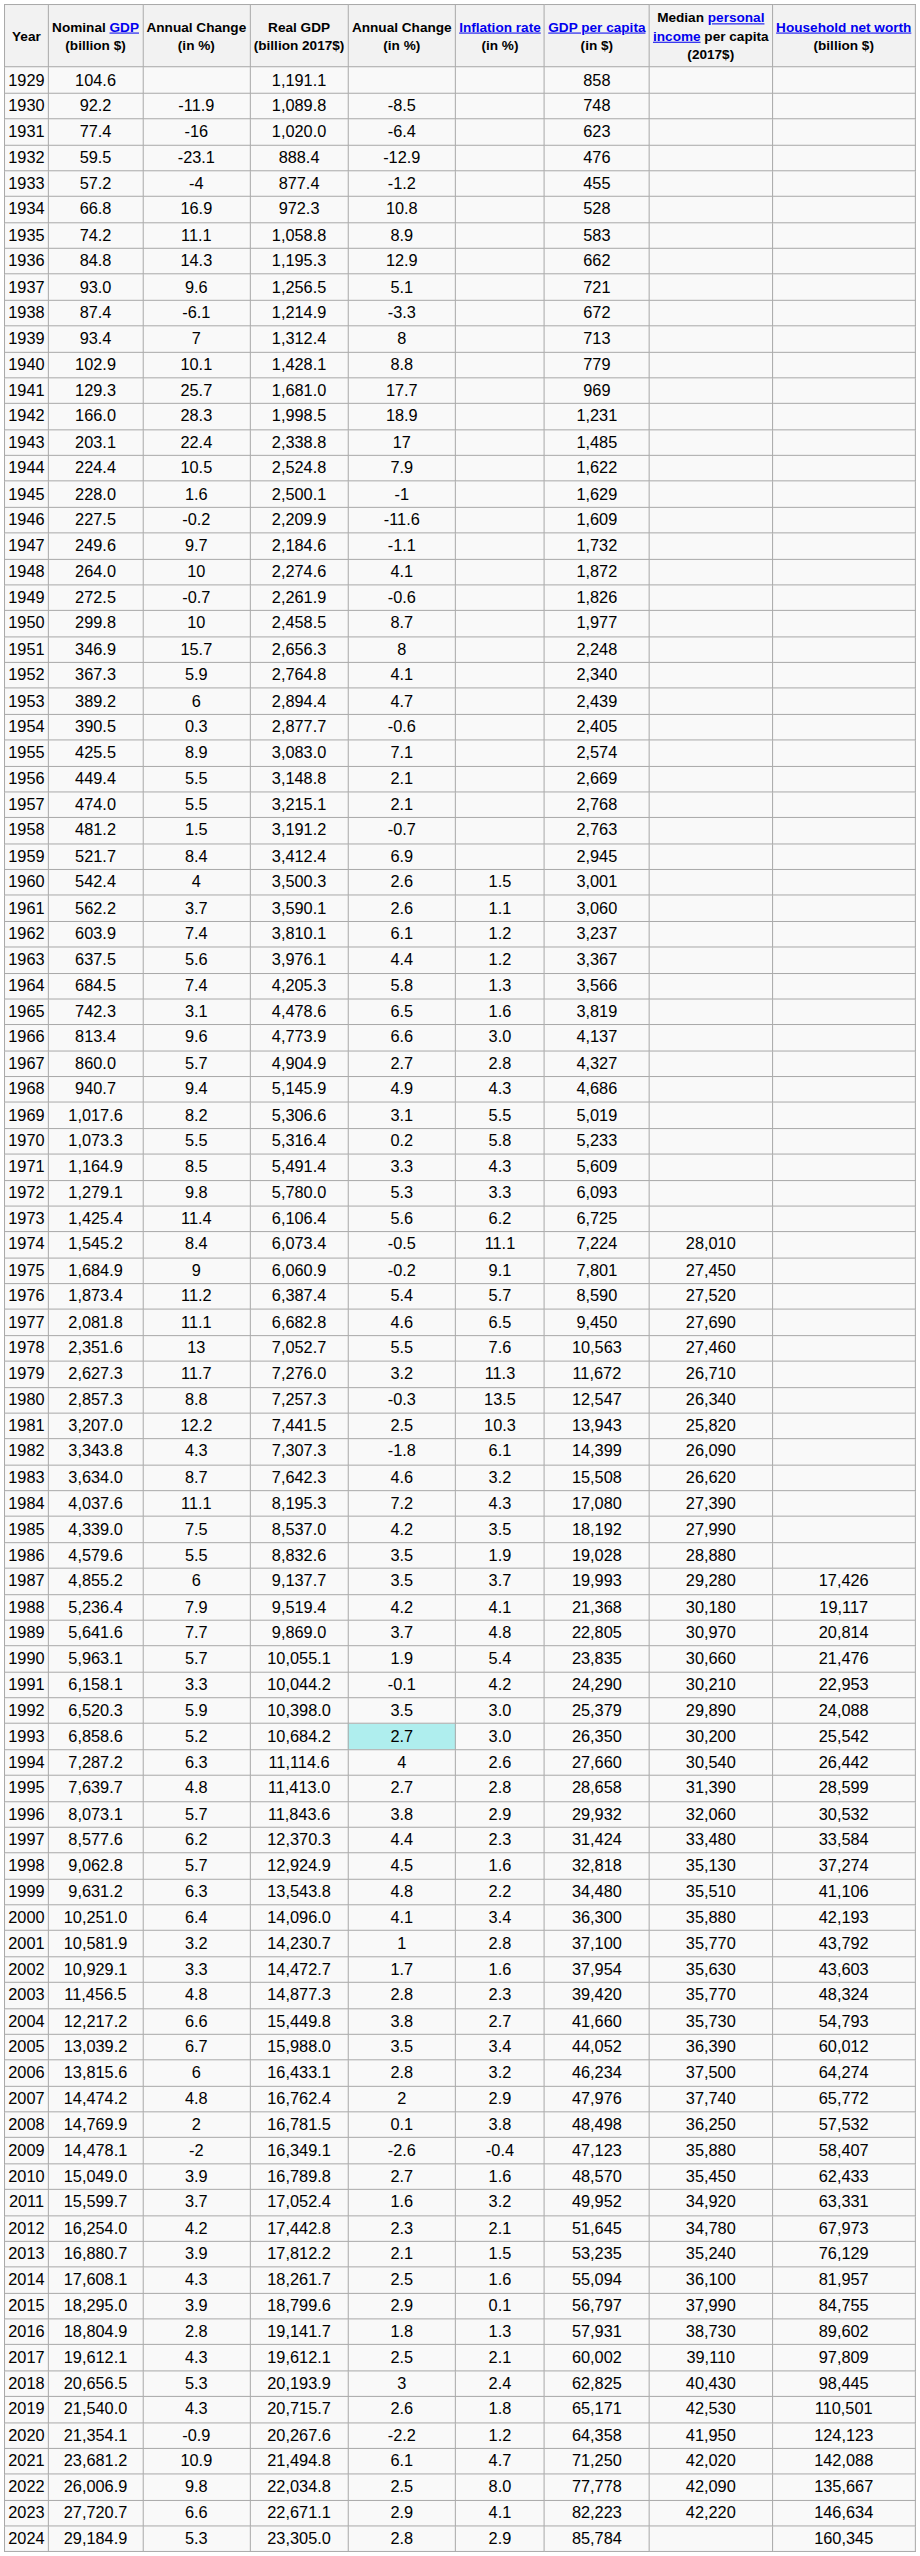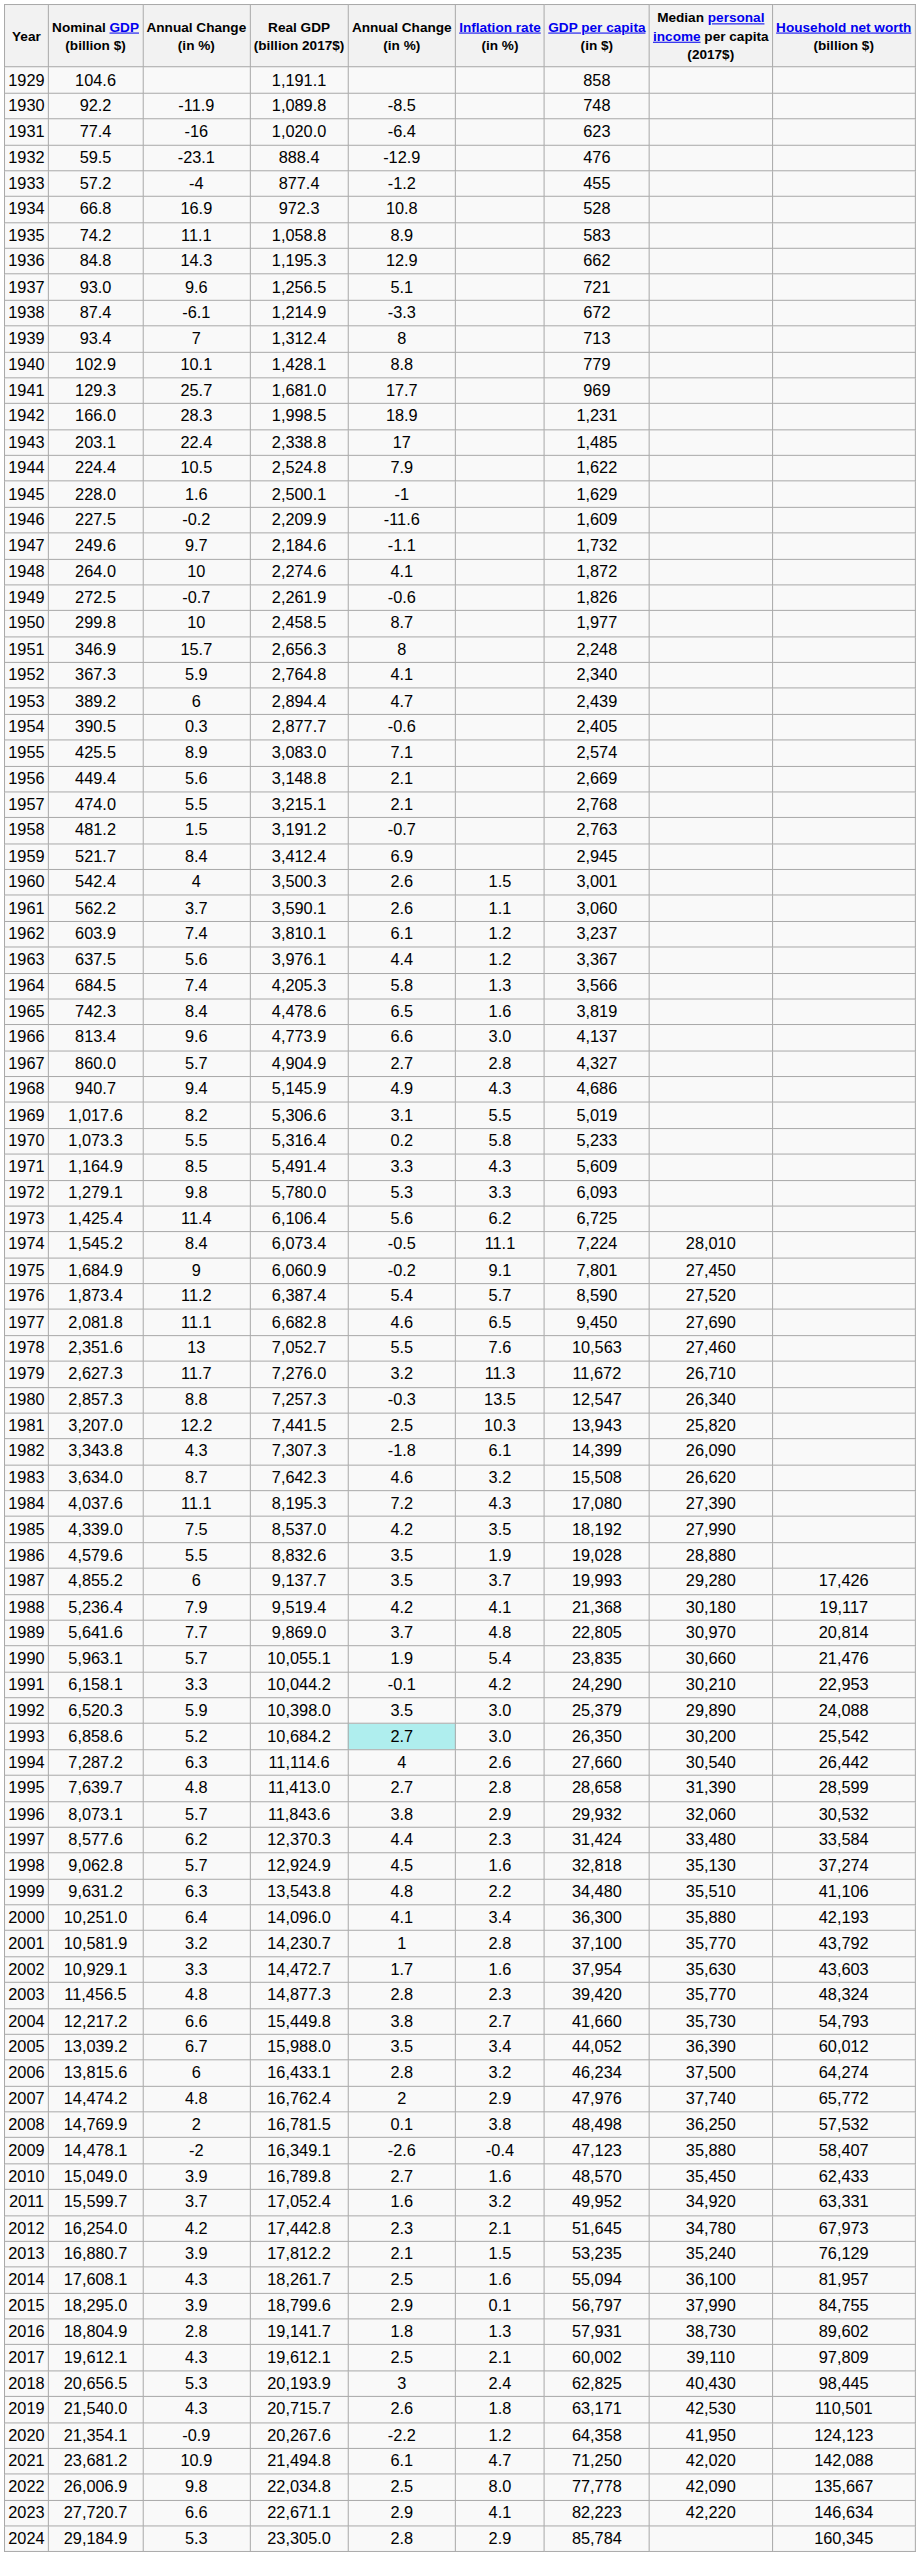(196, 778) 5.5 -> (196, 778) 5.6
(196, 1011) 3.1 -> (196, 1011) 8.4
(597, 2409) 65,171 -> (597, 2409) 63,171
